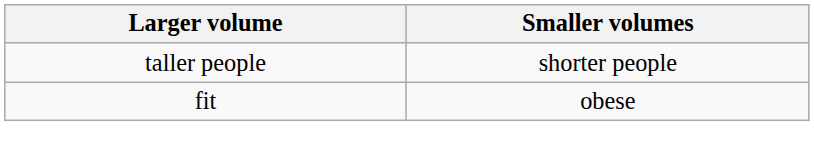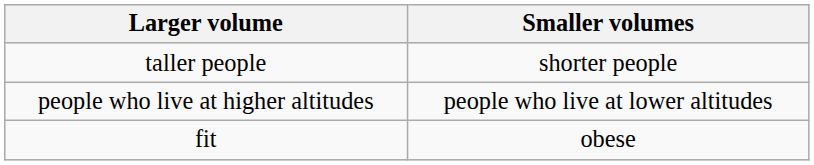+ row: (206, 100)
